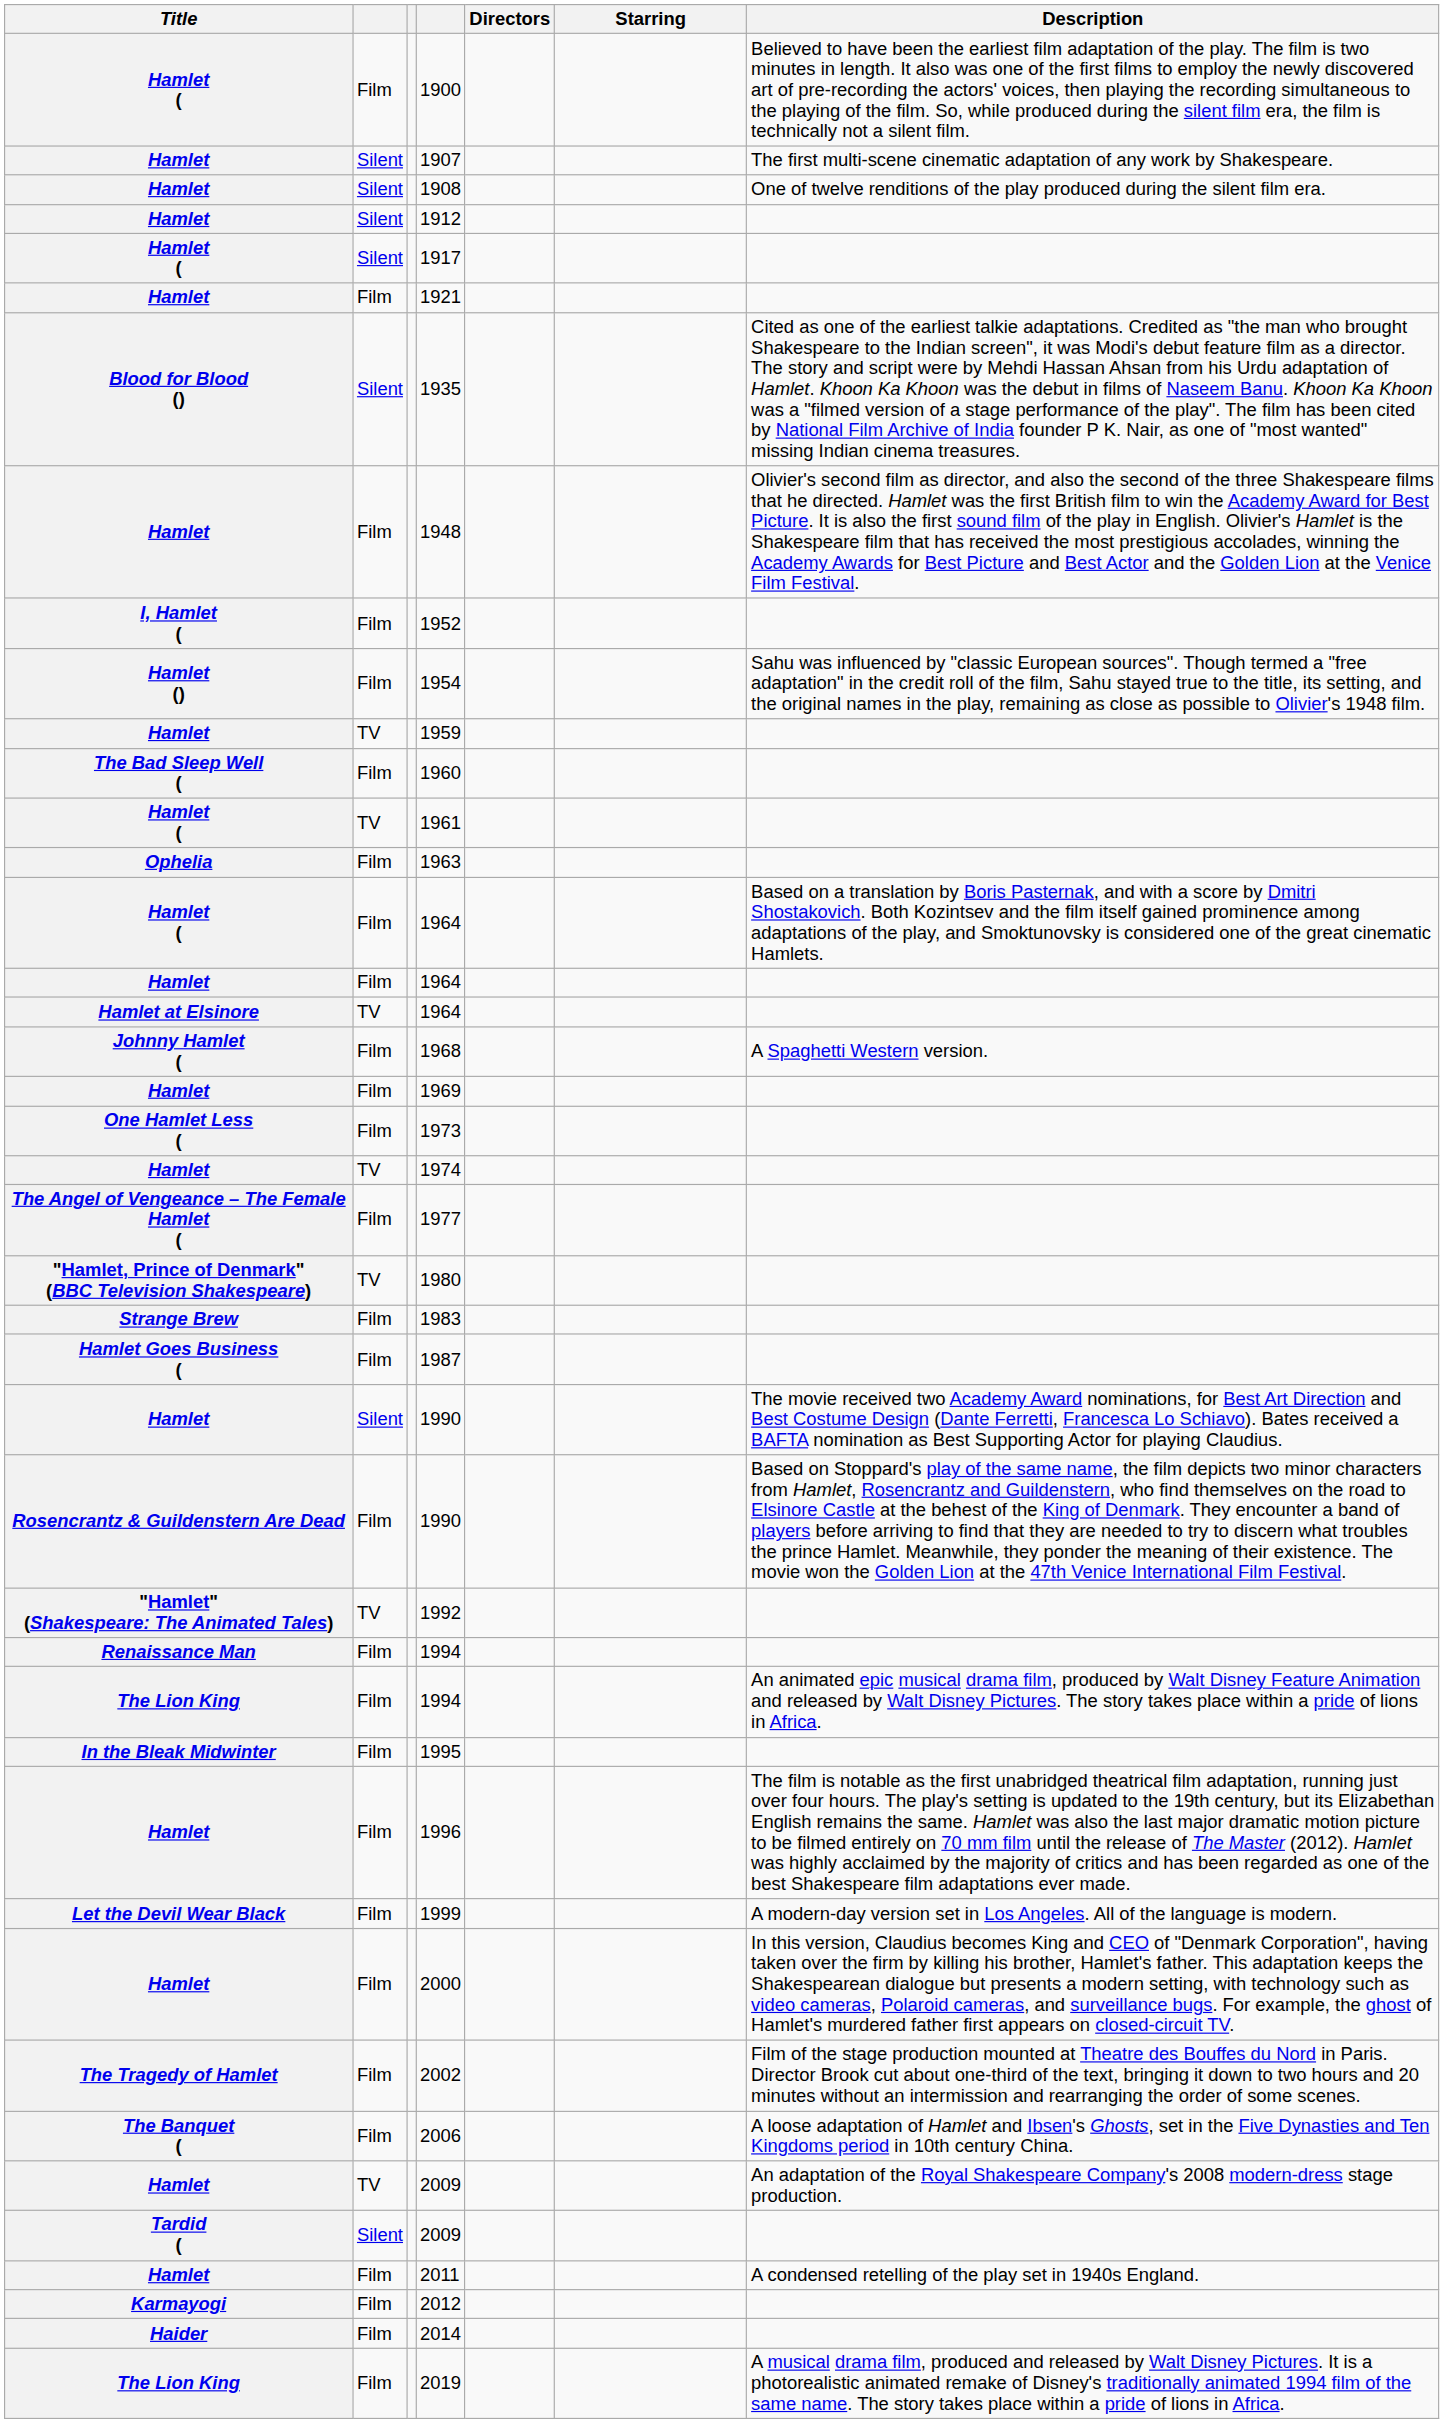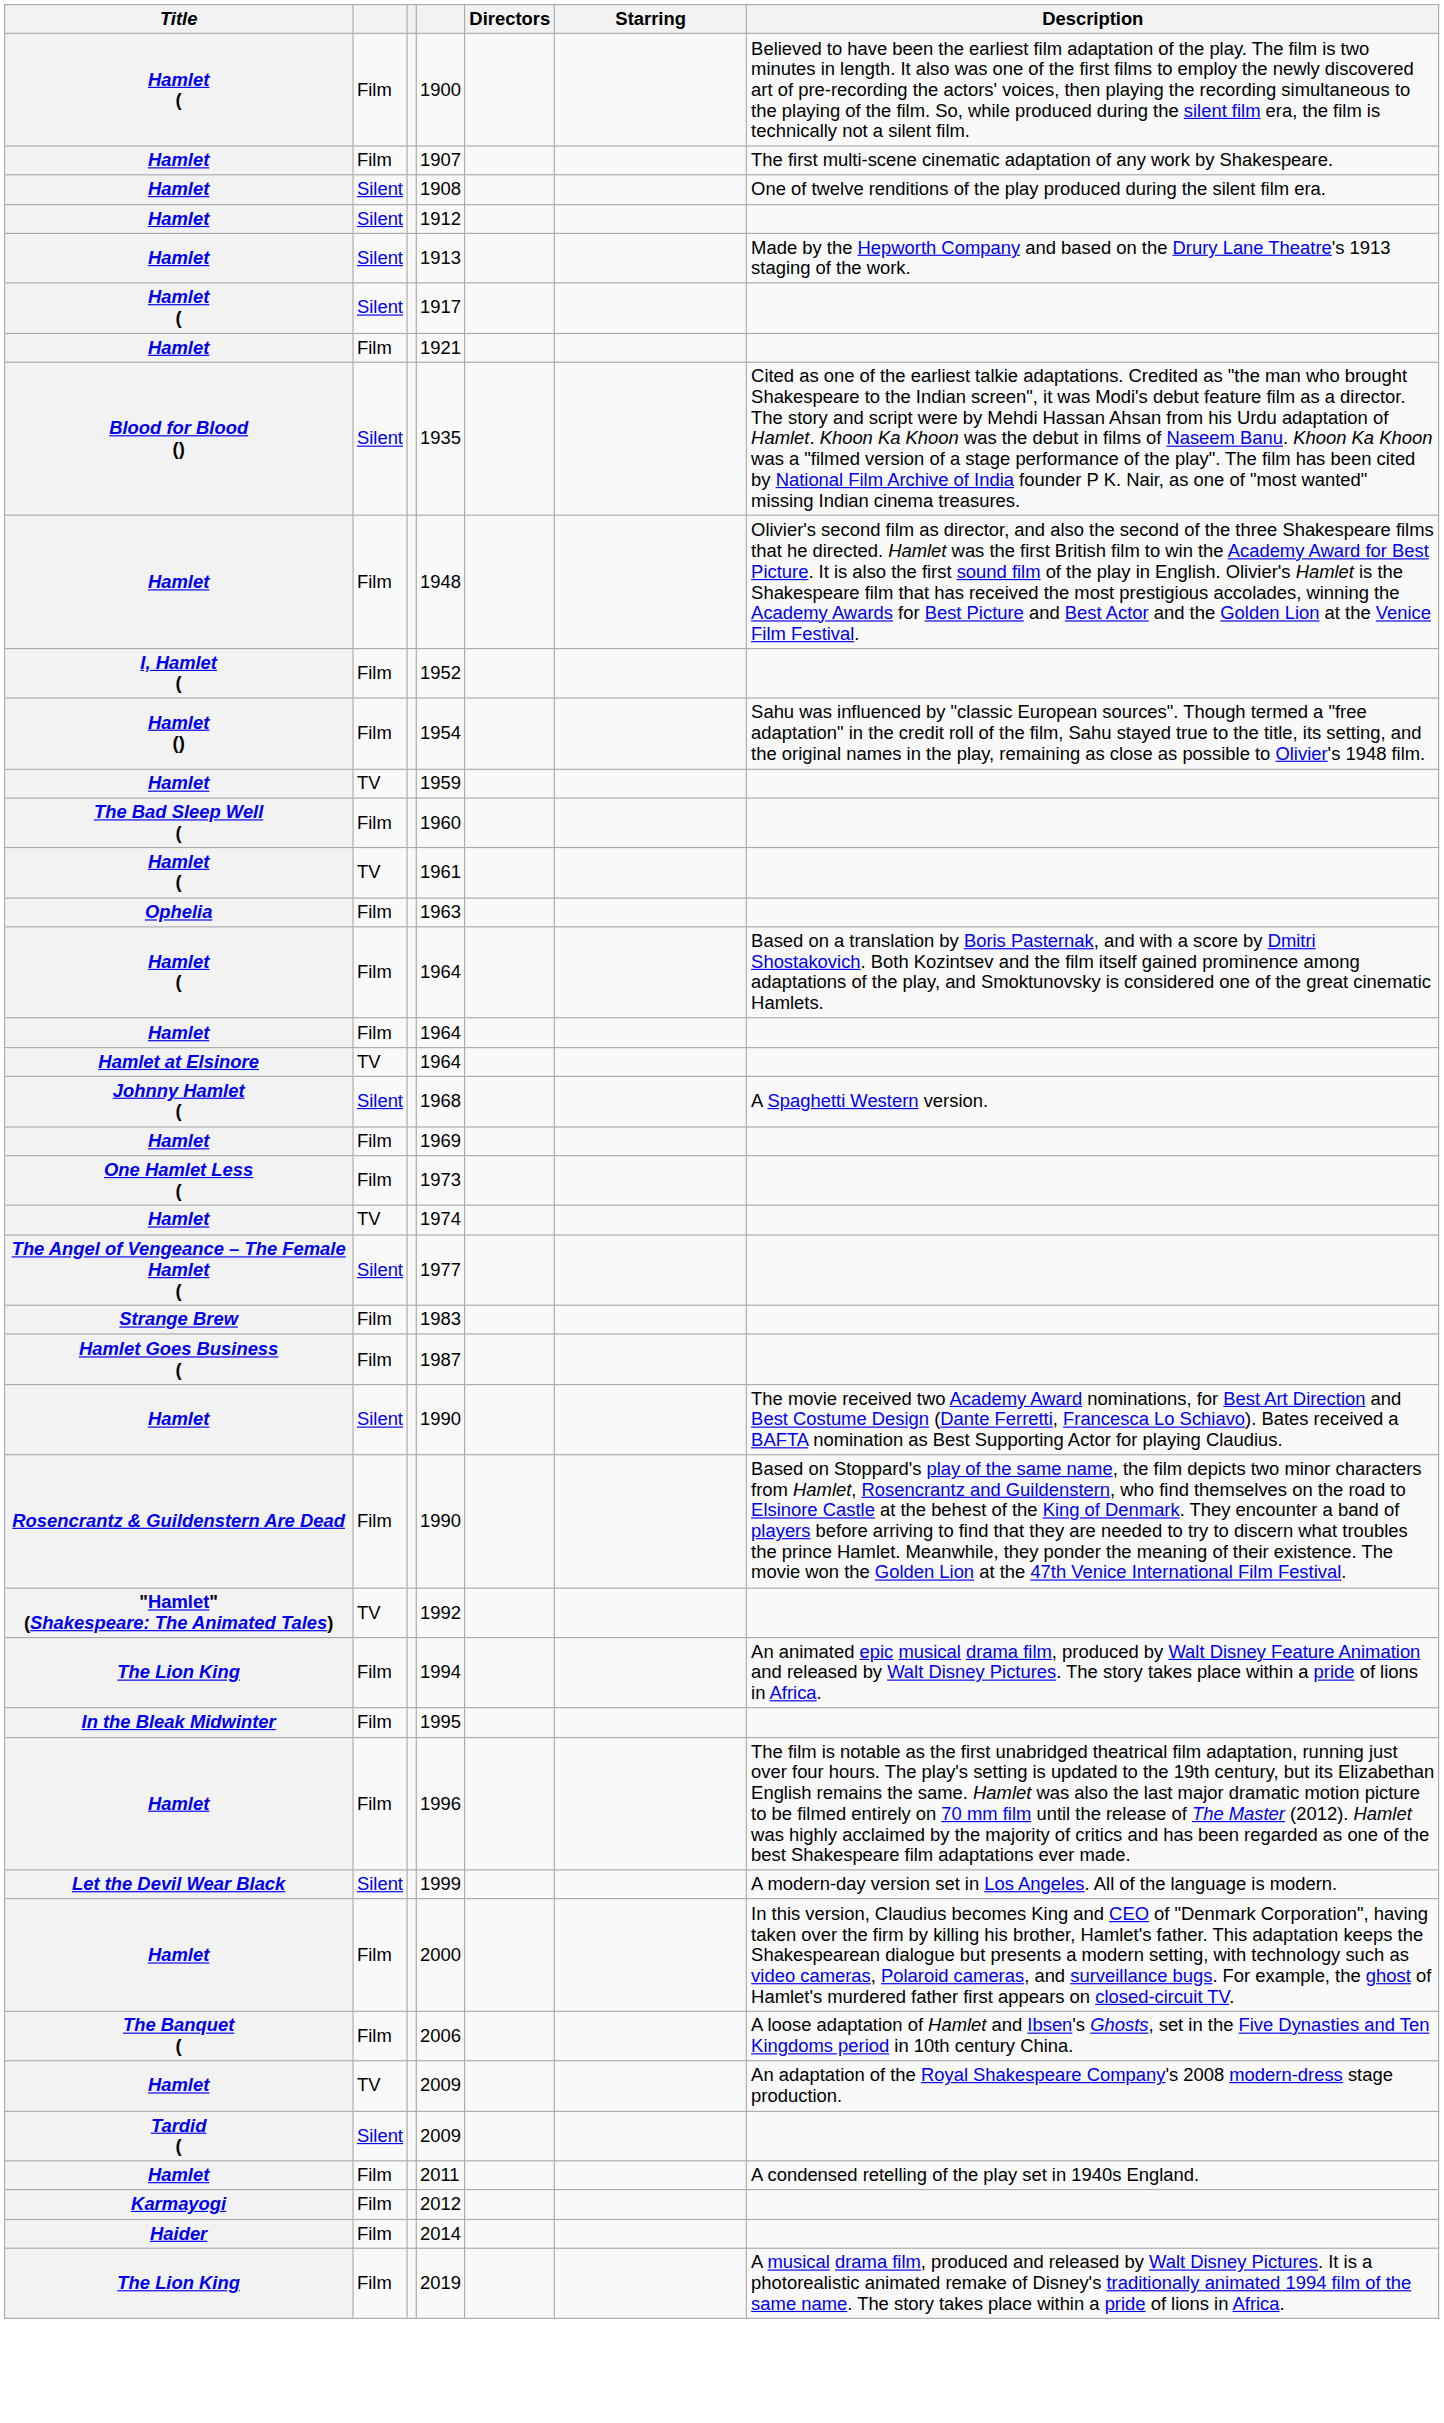(380, 160) Silent -> (374, 160) Film
+ row: (179, 258)
(374, 1051) Film -> (380, 1101) Silent
(374, 1219) Film -> (380, 1269) Silent
- row: (179, 1280)
- row: (179, 1651)
(374, 1913) Film -> (380, 1884) Silent
- row: (179, 2075)
